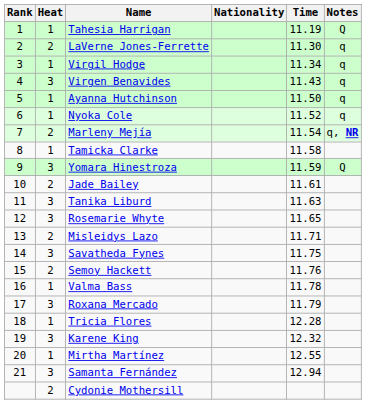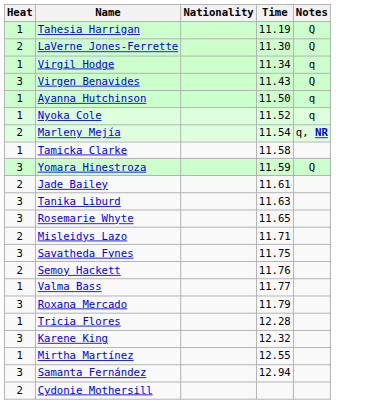- column: (20, 13)
(343, 48) q -> (312, 48) Q
(343, 82) q -> (312, 82) Q
(305, 288) 11.78 -> (275, 288) 11.77
